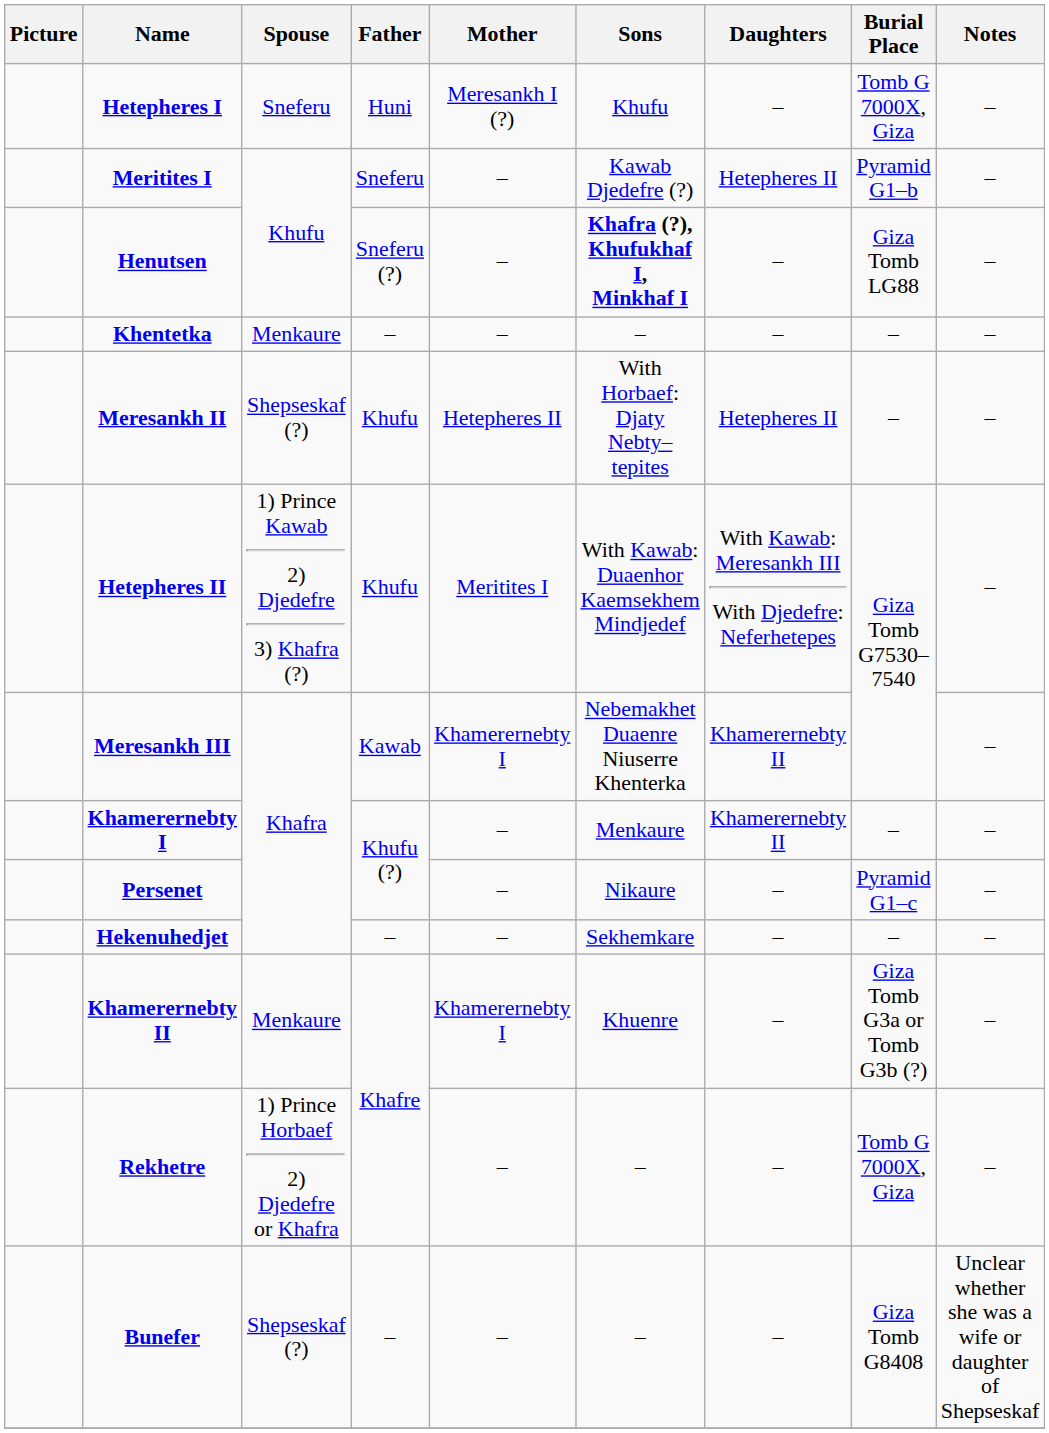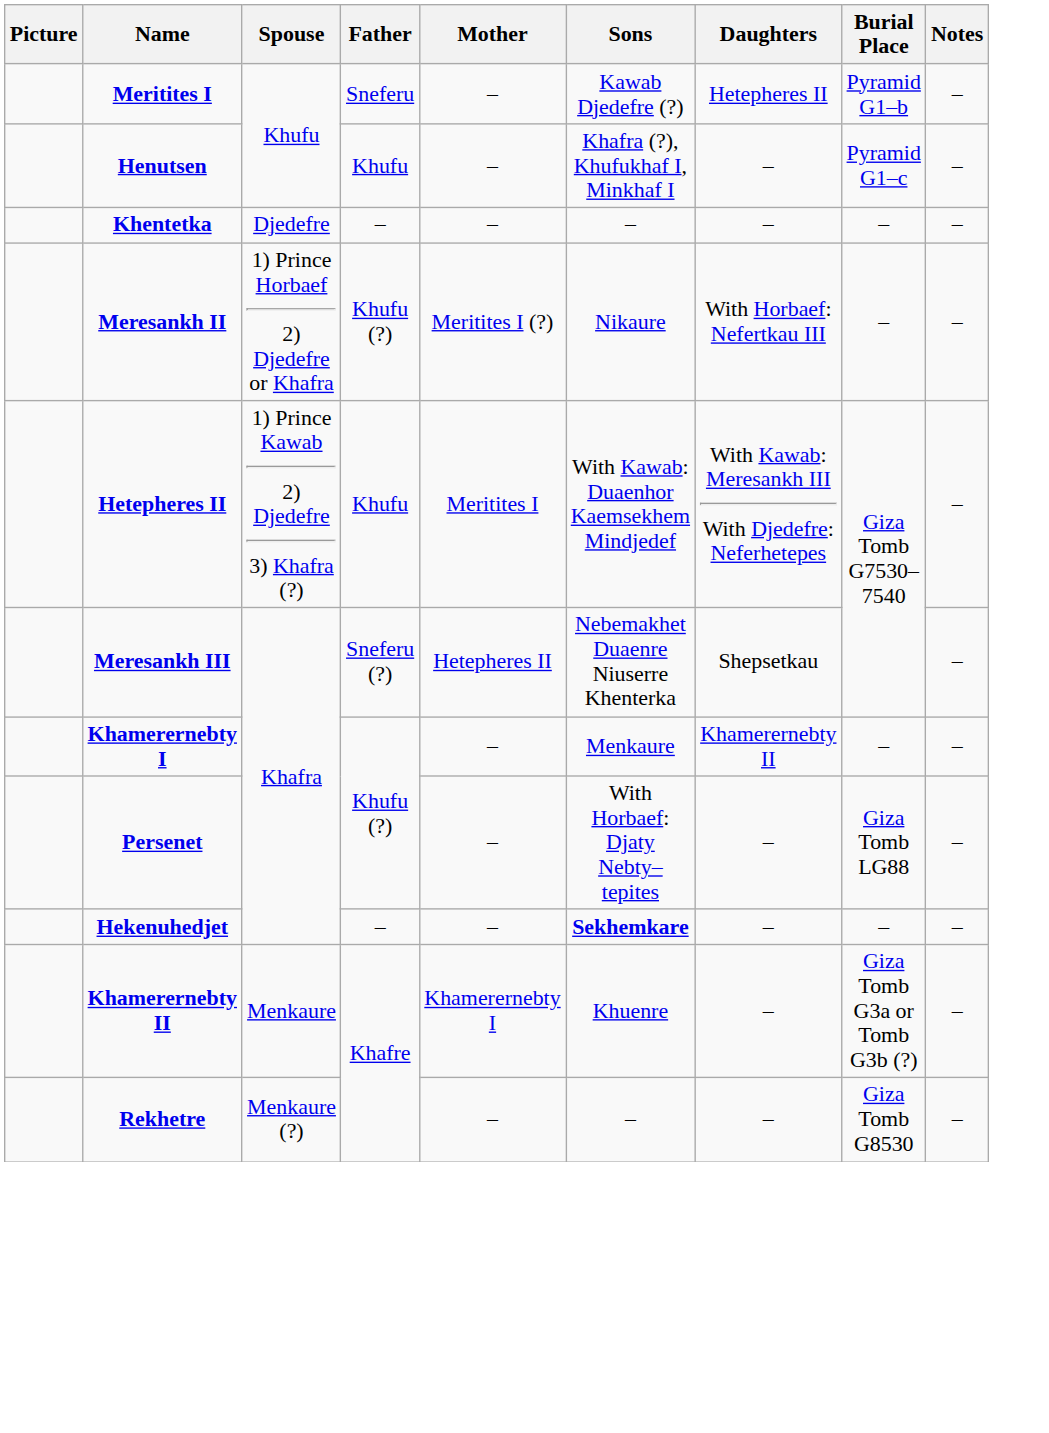- row: (162, 105)
(390, 261) Sneferu (?) -> (380, 165) Khufu
(640, 261) bold -> (630, 165) normal
(893, 261) Giza Tomb LG88 -> (884, 165) Pyramid G1–c
(296, 333) Menkaure -> (291, 224) Djedefre
(296, 417) Shepseskaf (?) -> (291, 321) 1) Prince Horbaef 2) Djedefre or Khafra
(390, 417) Khufu -> (380, 321) Khufu (?)
(502, 417) Hetepheres II -> (492, 321) Meritites I (?)
(640, 417) With Horbaef: Djaty Nebty–tepites -> (630, 321) Nikaure
(778, 417) Hetepheres II -> (768, 321) With Horbaef: Nefertkau III
(390, 746) Kawab -> (380, 662) Sneferu (?)
(502, 746) Khamerernebty I -> (492, 662) Hetepheres II
(778, 746) Khamerernebty II -> (768, 662) Shepsetkau
(640, 889) Nikaure -> (630, 842) With Horbaef: Djaty Nebty–tepites
(893, 889) Pyramid G1–c -> (884, 842) Giza Tomb LG88
(640, 936) normal -> (630, 926) bold
(296, 1166) 1) Prince Horbaef 2) Djedefre or Khafra -> (291, 1119) Menkaure (?)
(893, 1166) Tomb G 7000X, Giza -> (884, 1119) Giza Tomb G8530
- row: (162, 1336)
